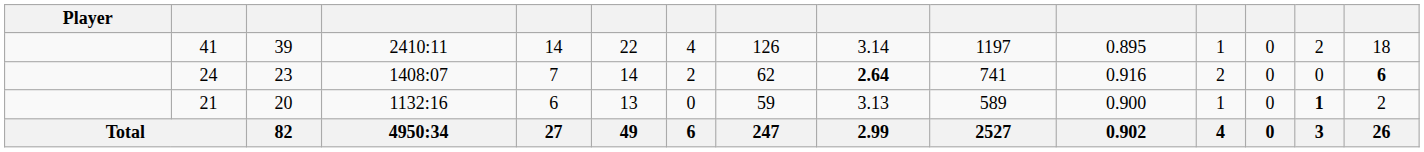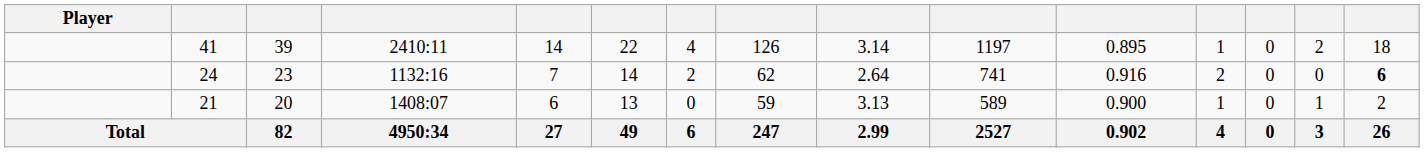(419, 75) 1408:07 -> (419, 75) 1132:16
(873, 75) bold -> (873, 75) normal
(419, 103) 1132:16 -> (419, 103) 1408:07
(1319, 103) bold -> (1319, 103) normal
